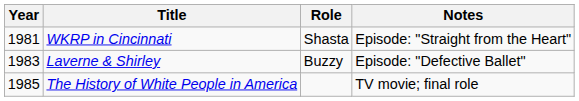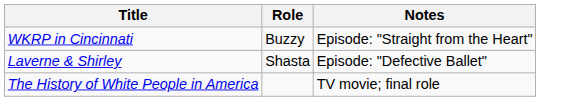- column: (24, 15)
(326, 38) Shasta -> (285, 38) Buzzy
(323, 61) Buzzy -> (288, 61) Shasta
